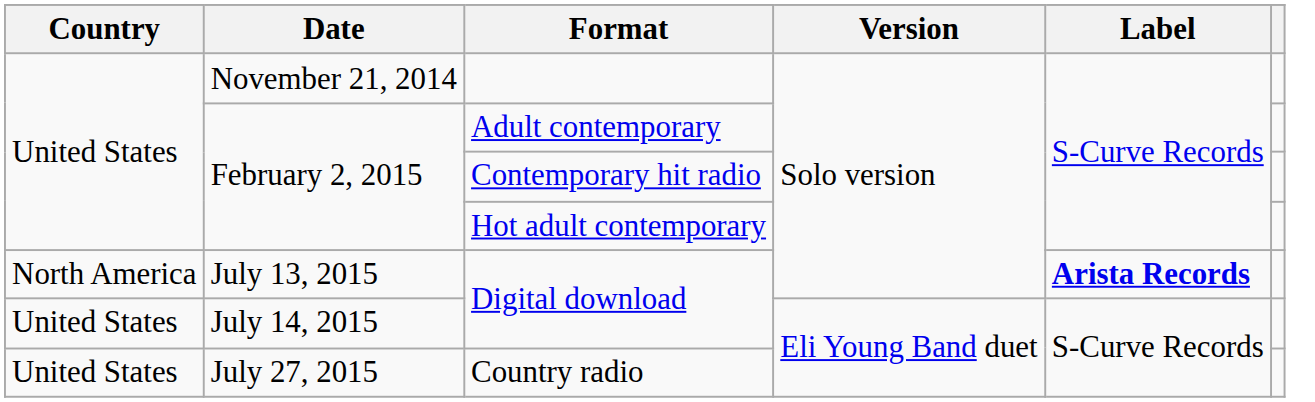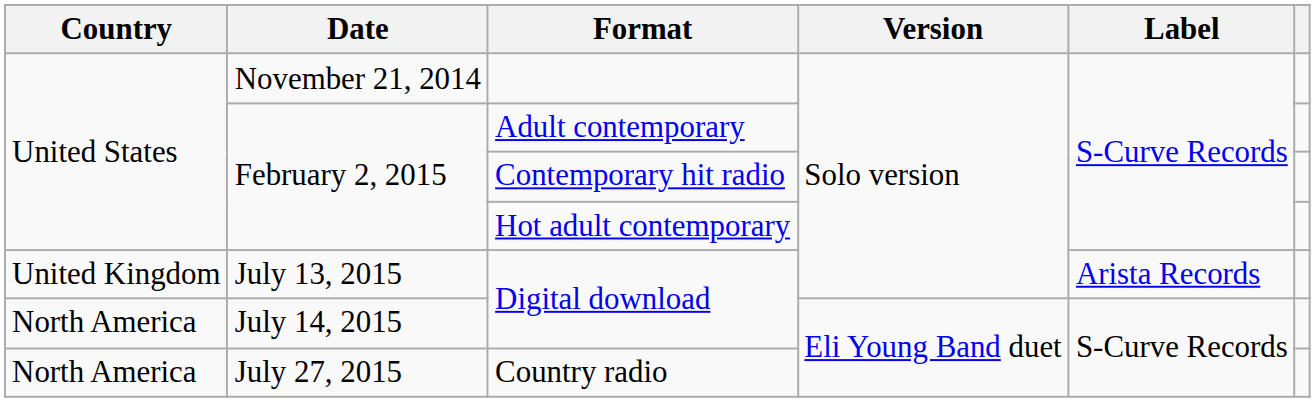(104, 273) North America -> (116, 273) United Kingdom
(1151, 273) bold -> (1168, 273) normal
(95, 322) United States -> (104, 322) North America
(95, 371) United States -> (104, 371) North America
